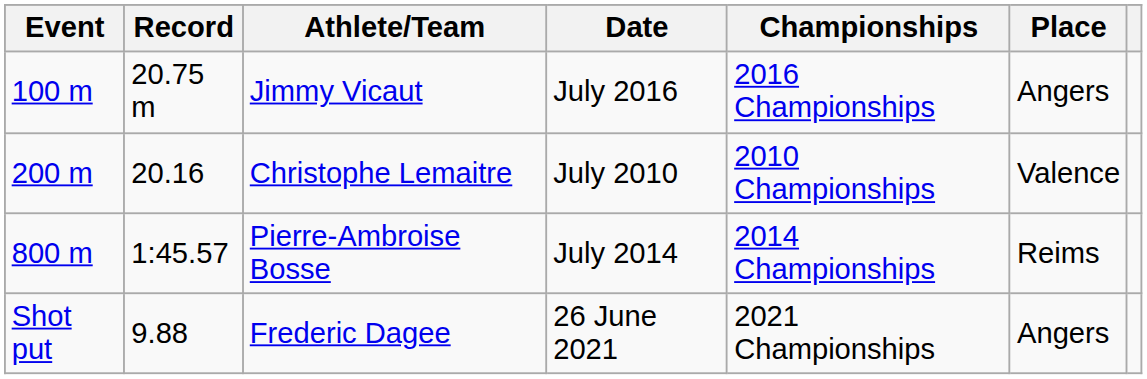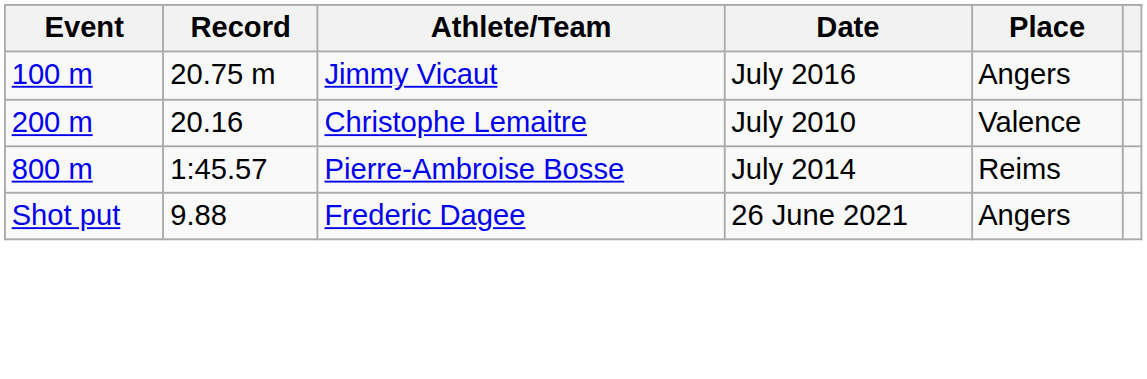- column: (869, 27)
